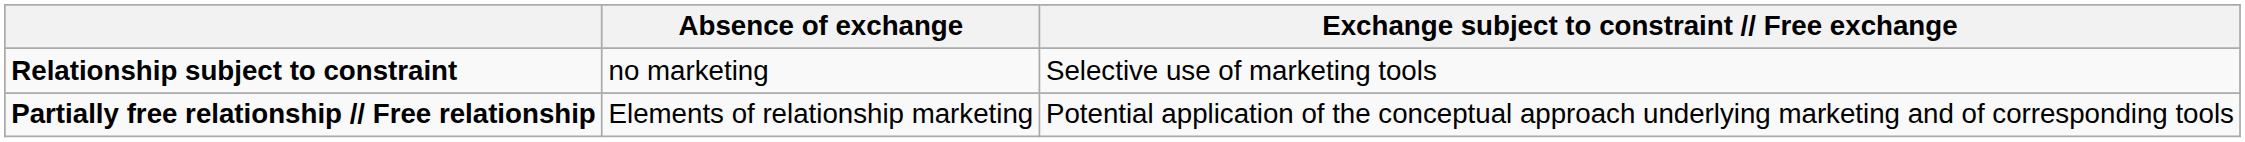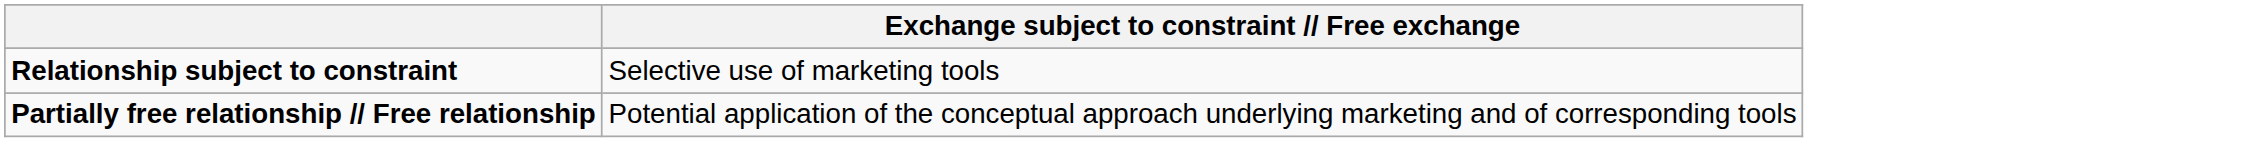- column: (821, 26)
